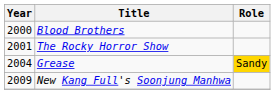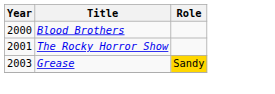(19, 64) 2004 -> (19, 64) 2003
- row: (134, 81)
